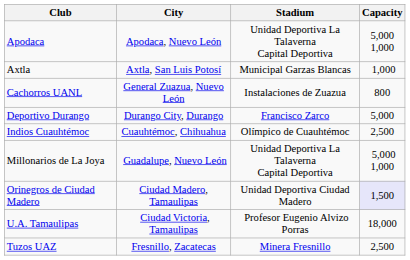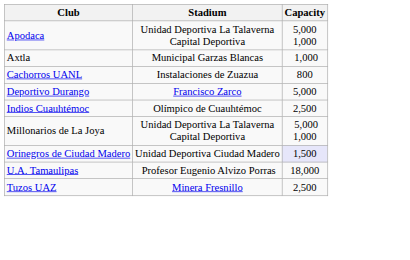- column: (174, 12)
